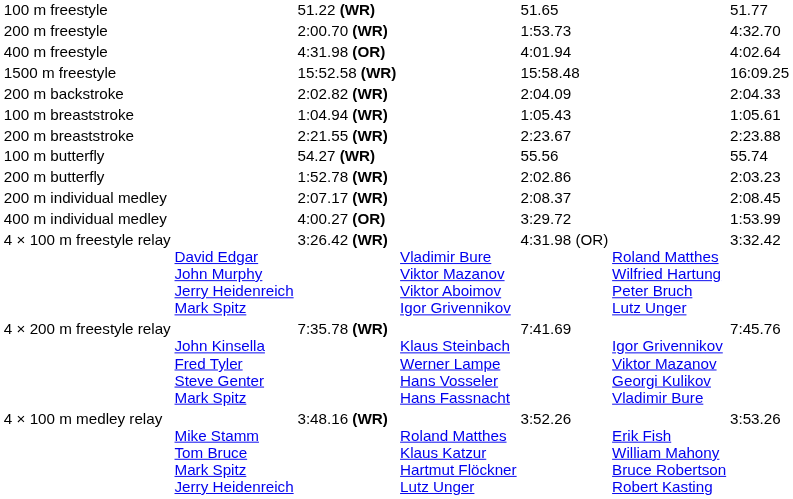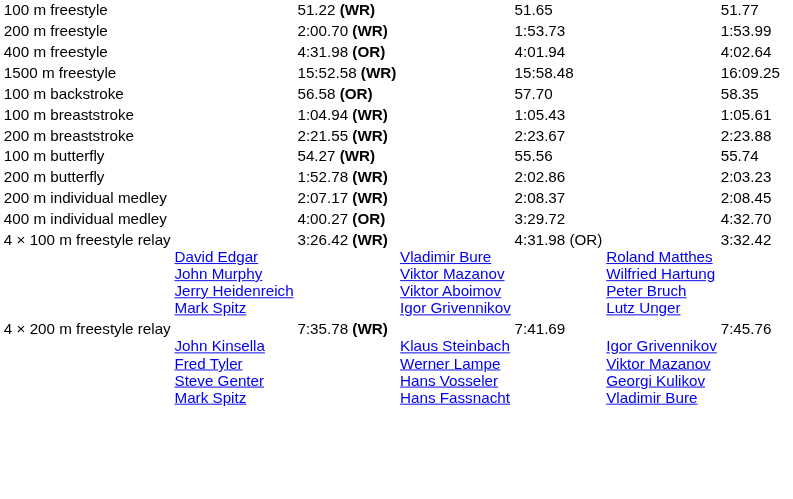(755, 31) 4:32.70 -> (746, 31) 1:53.99
+ row: (64, 94)
- row: (64, 94)
(755, 219) 1:53.99 -> (746, 219) 4:32.70
- row: (83, 418)
